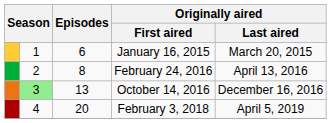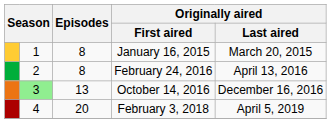(82, 52) 6 -> (82, 52) 8
